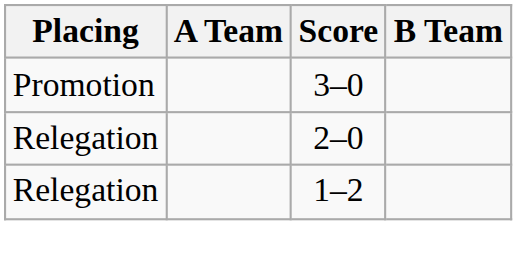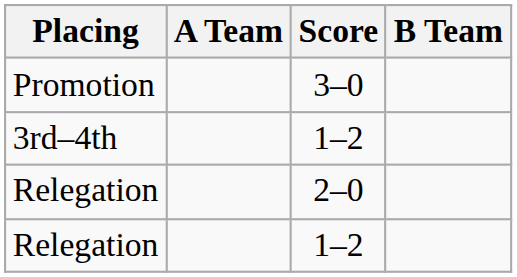+ row: (65, 137)
